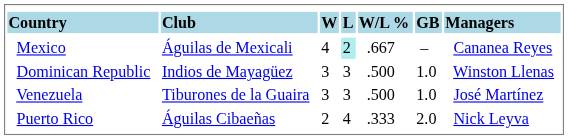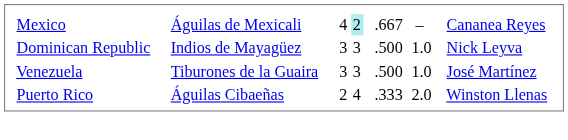- row: (38, 22)
(500, 71) Winston Llenas -> (480, 48) Nick Leyva
(487, 118) Nick Leyva -> (493, 95) Winston Llenas
